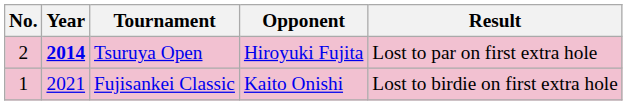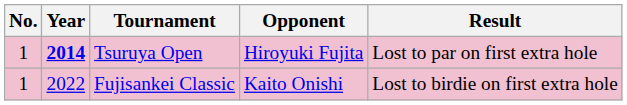(23, 52) 2 -> (23, 52) 1
(66, 84) 2021 -> (66, 84) 2022
